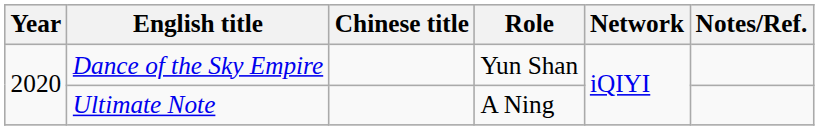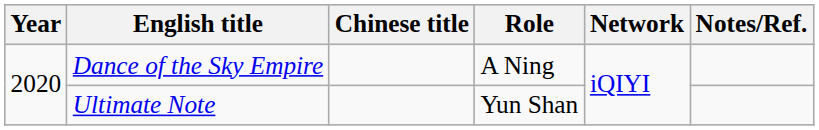(529, 64) Yun Shan -> (517, 64) A Ning
(517, 104) A Ning -> (529, 104) Yun Shan
